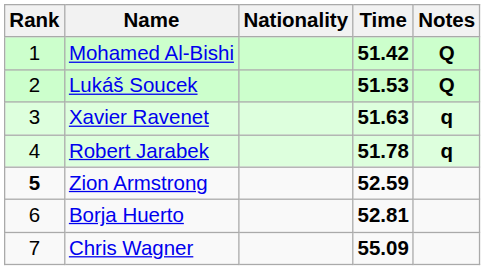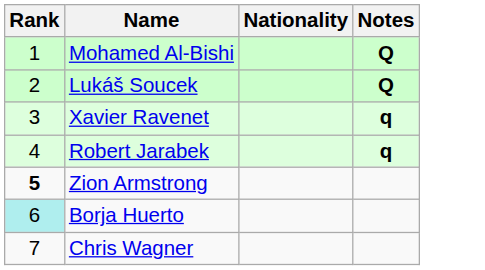- column: (383, 20)
(34, 215) no background -> (34, 215) paleturquoise background
